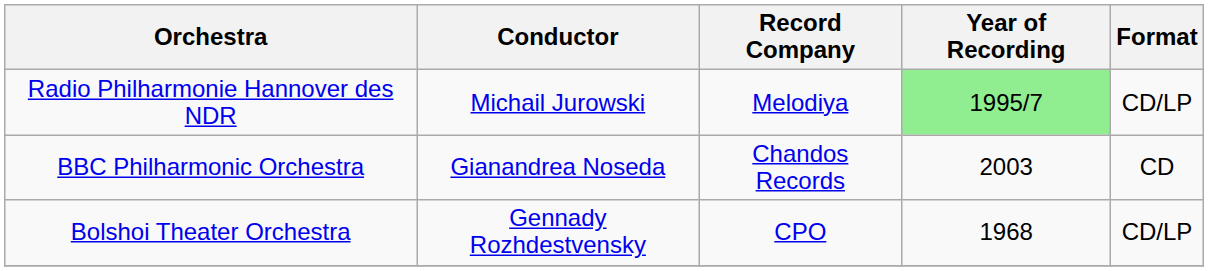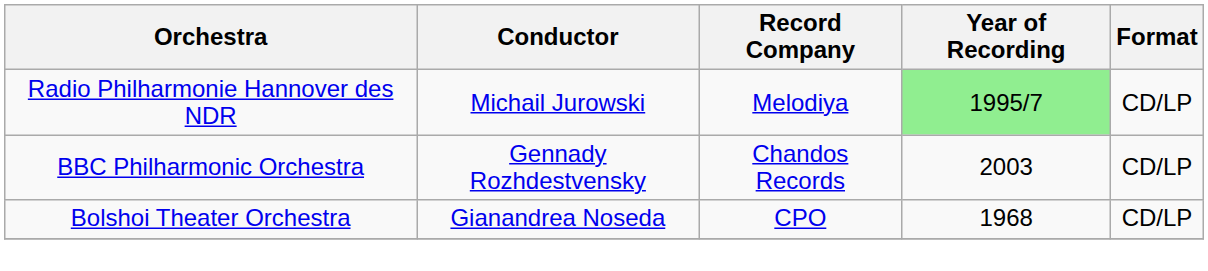(558, 167) Gianandrea Noseda -> (558, 167) Gennady Rozhdestvensky
(1157, 167) CD -> (1157, 167) CD/LP
(558, 232) Gennady Rozhdestvensky -> (558, 218) Gianandrea Noseda
